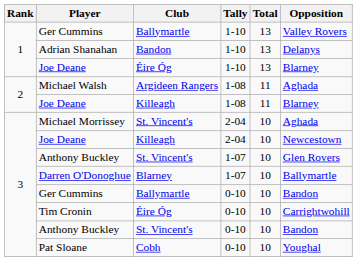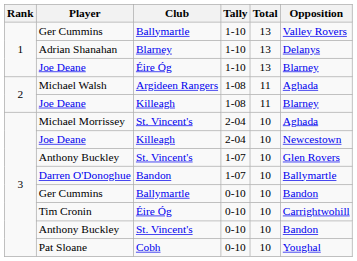(154, 49) Bandon -> (154, 49) Blarney
(154, 175) Blarney -> (154, 175) Bandon
